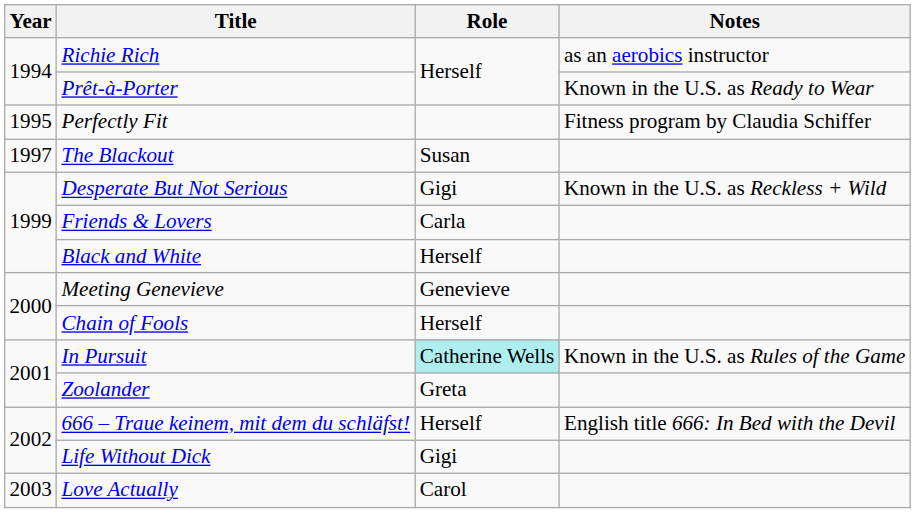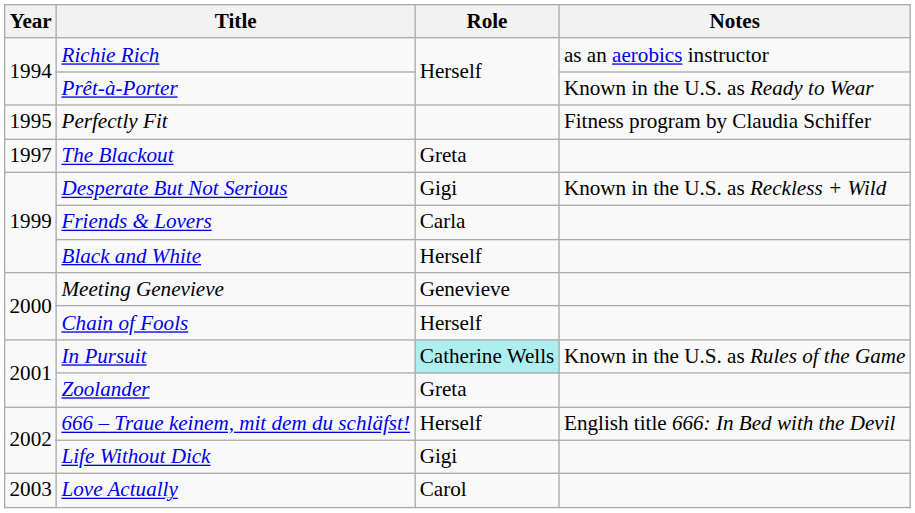(445, 155) Susan -> (443, 155) Greta
